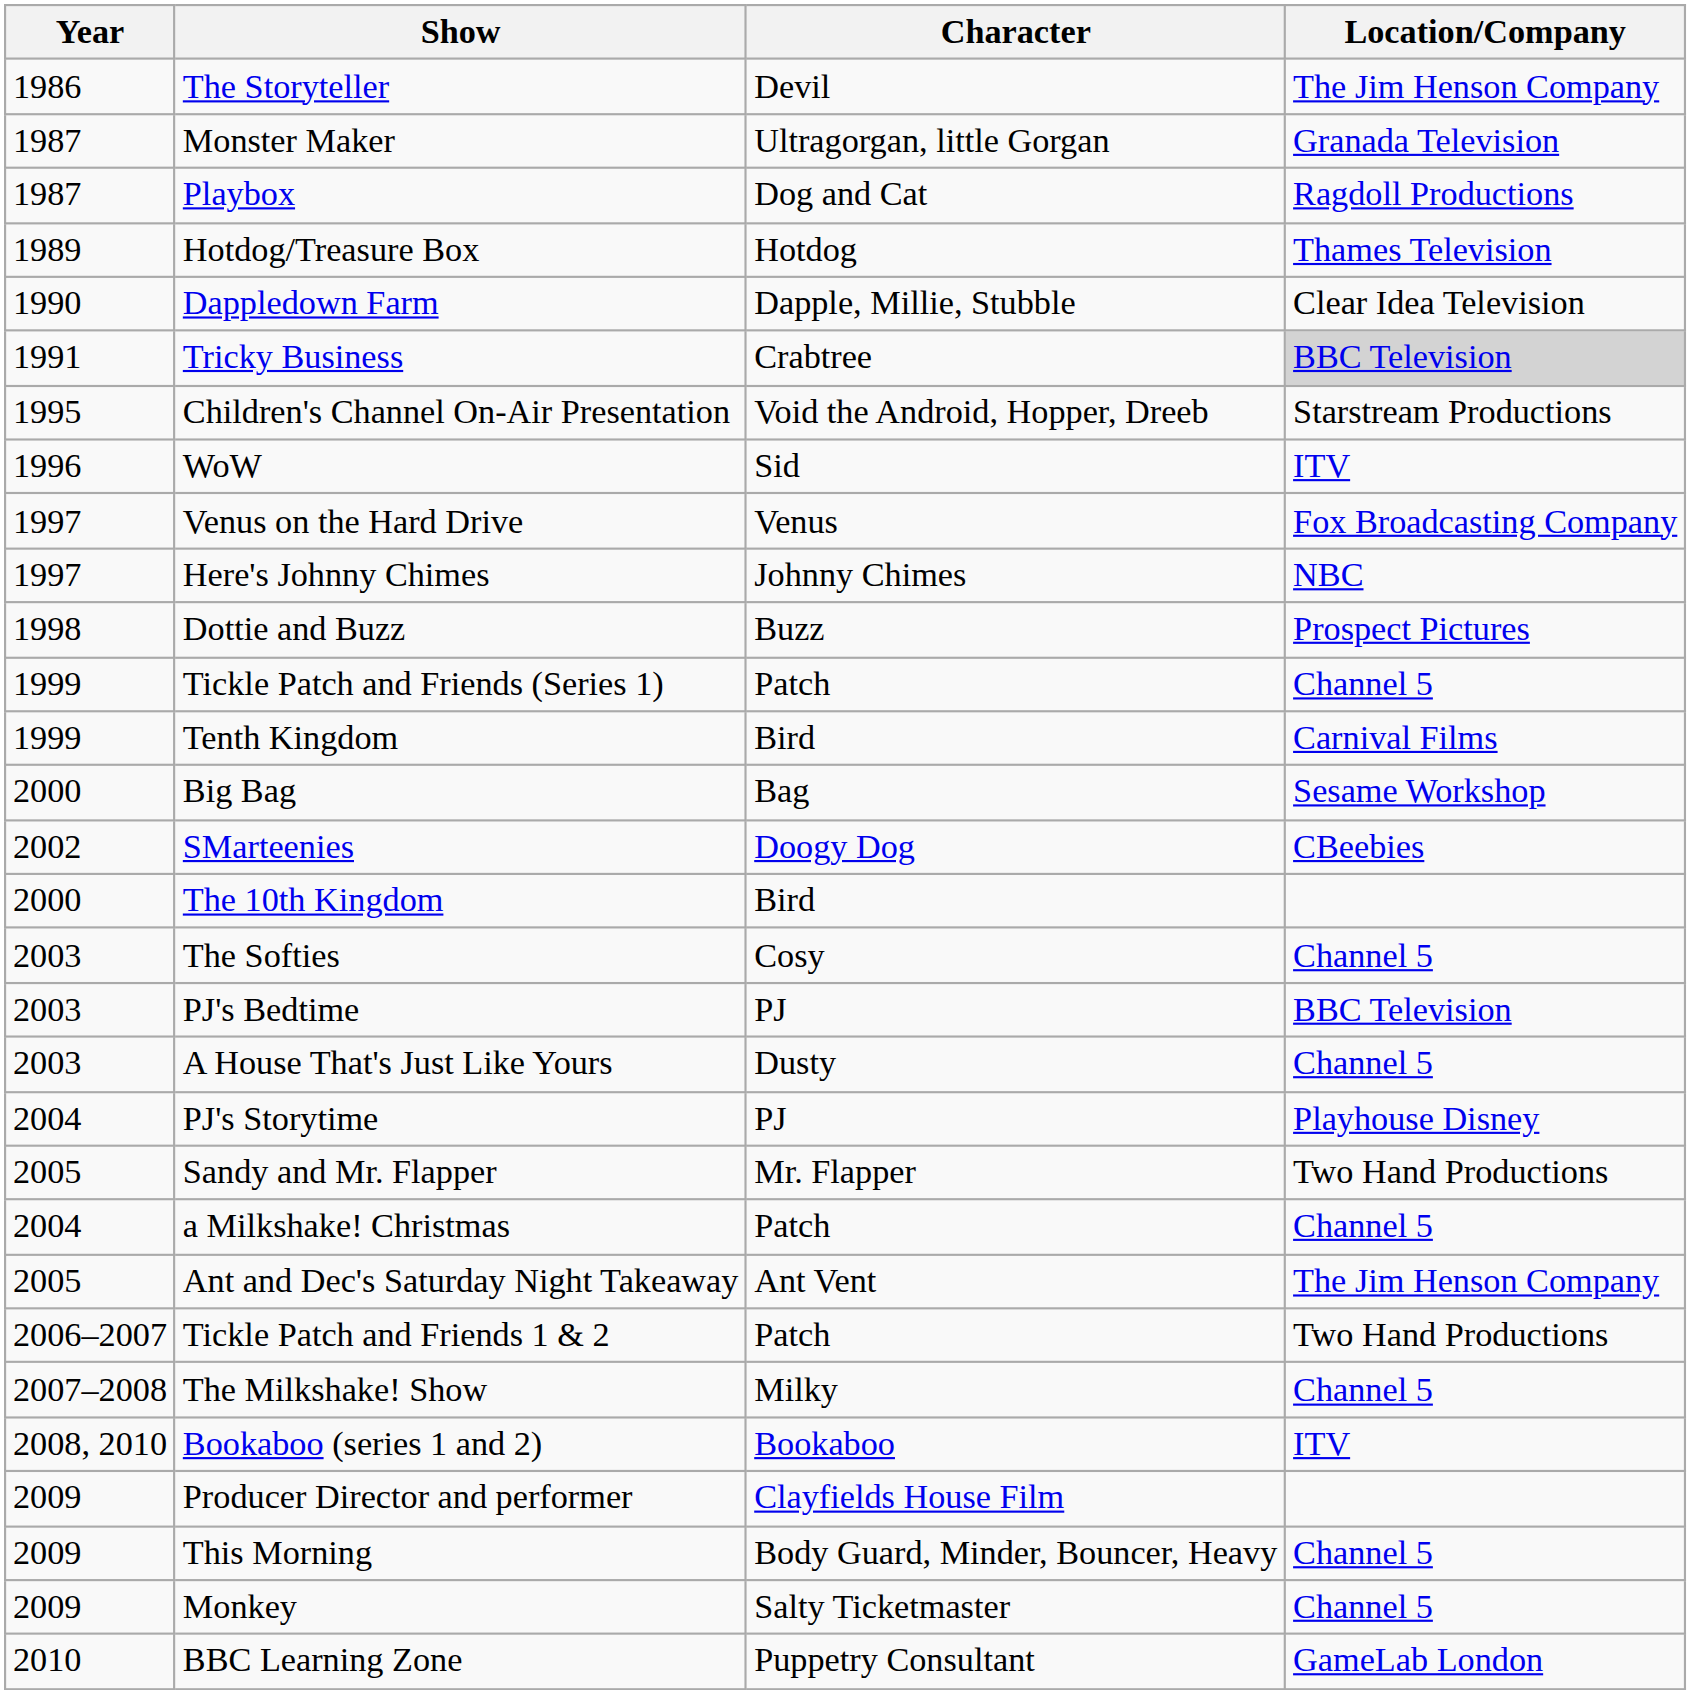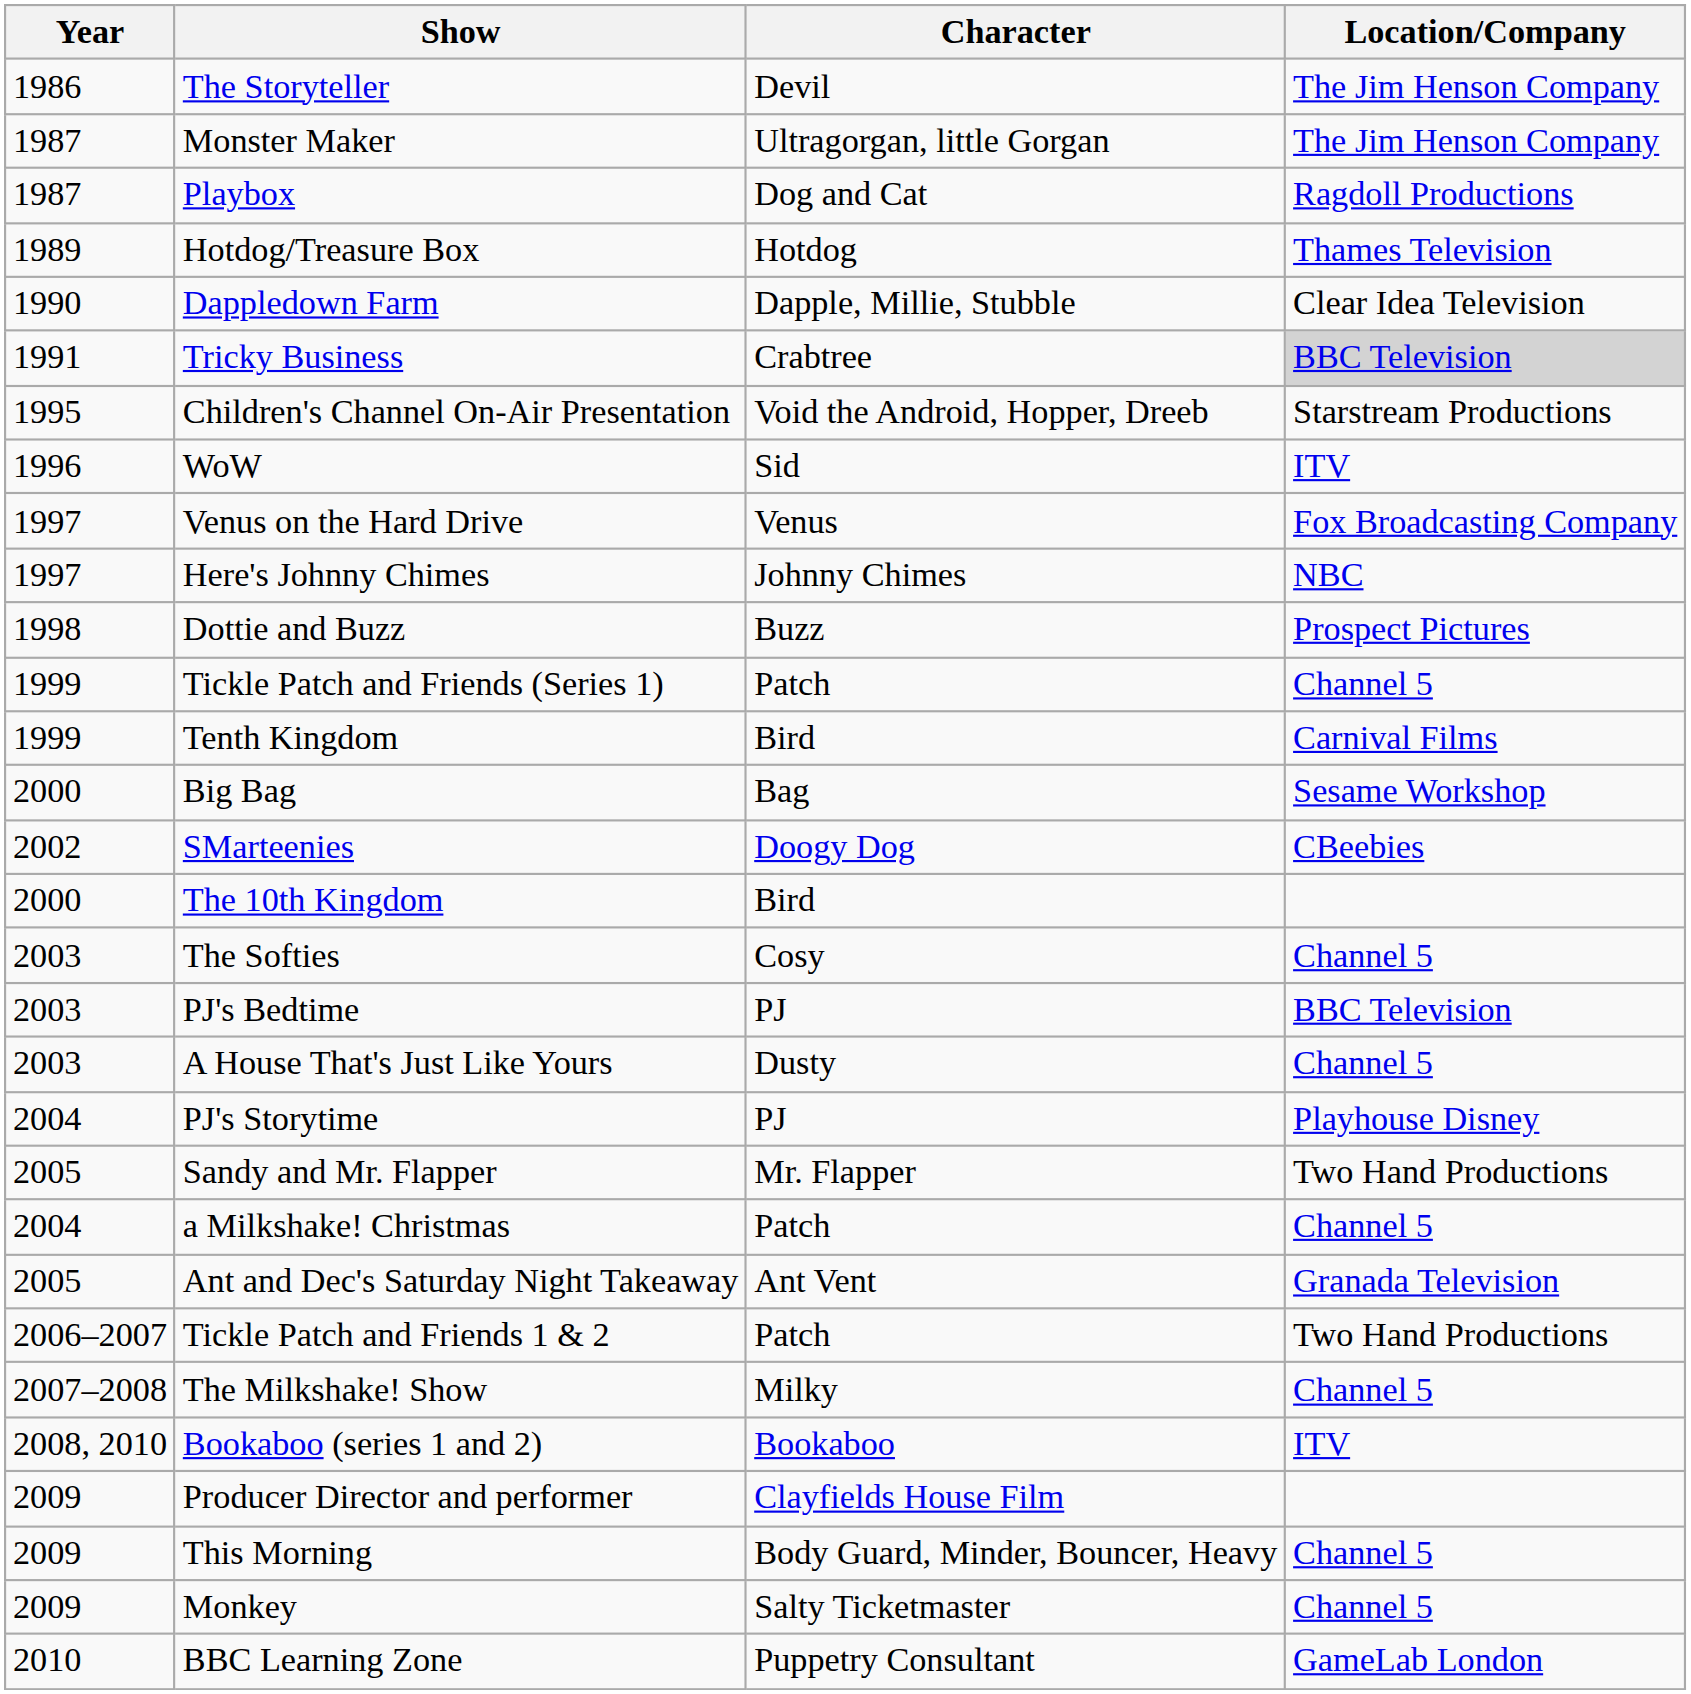(1426, 140) Granada Television -> (1476, 140) The Jim Henson Company
(1476, 1280) The Jim Henson Company -> (1426, 1280) Granada Television
